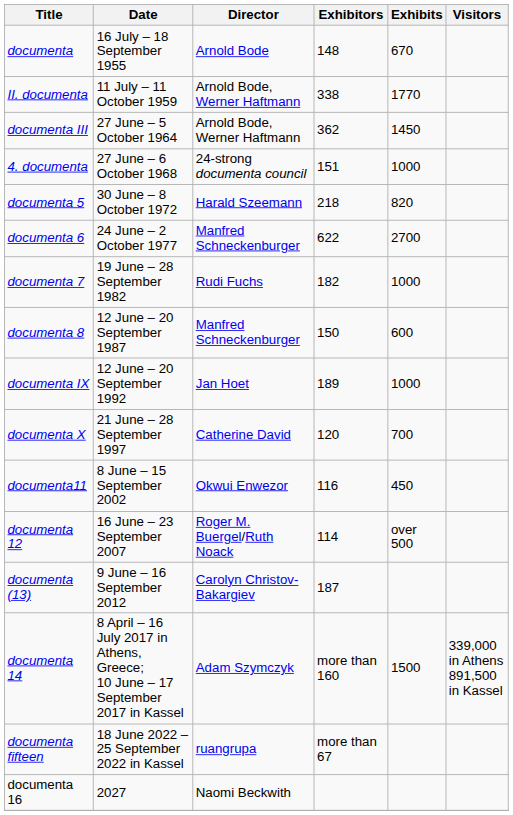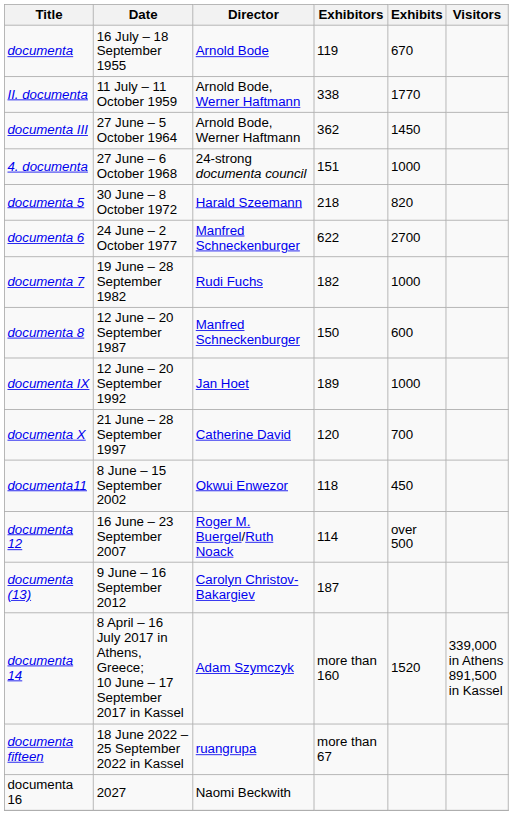(328, 51) 148 -> (328, 51) 119
(328, 485) 116 -> (328, 485) 118
(406, 668) 1500 -> (406, 668) 1520
